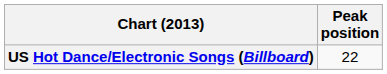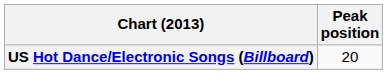(350, 57) 22 -> (350, 57) 20
